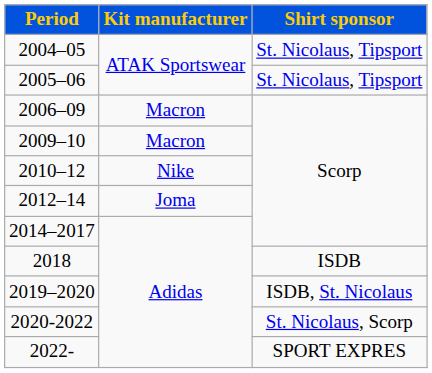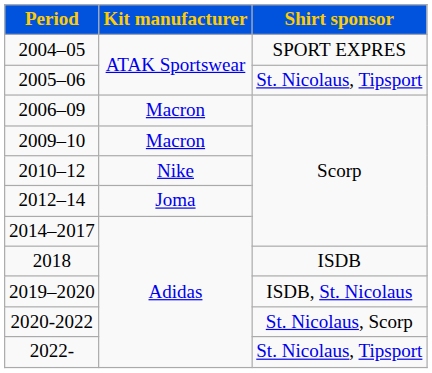(339, 49) St. Nicolaus, Tipsport -> (339, 49) SPORT EXPRES
(339, 351) SPORT EXPRES -> (339, 351) St. Nicolaus, Tipsport
